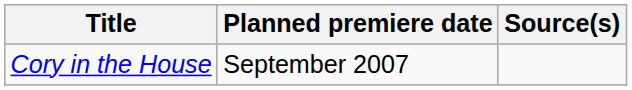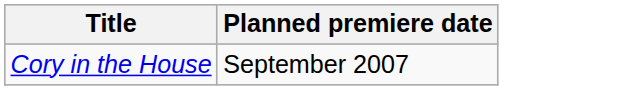- column: (562, 24)
